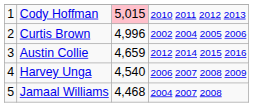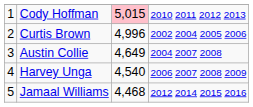(130, 53) 4,659 -> (130, 53) 4,649
(198, 53) 2012 2014 2015 2016 -> (186, 53) 2004 2007 2008
(186, 92) 2004 2007 2008 -> (198, 92) 2012 2014 2015 2016
